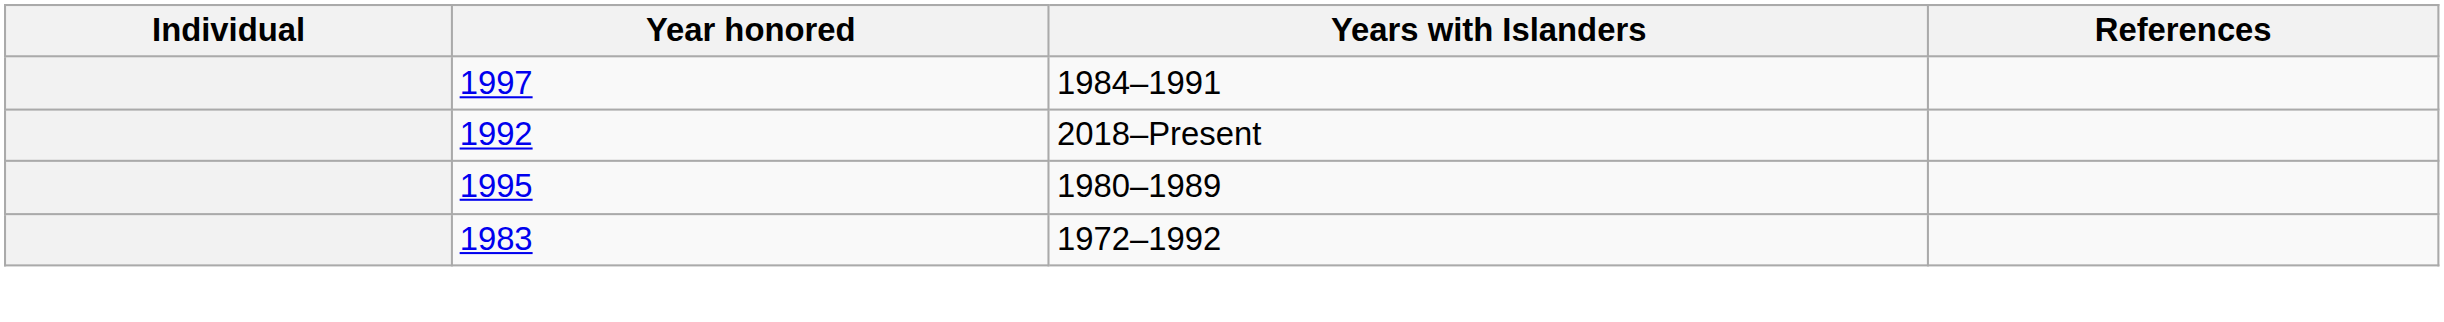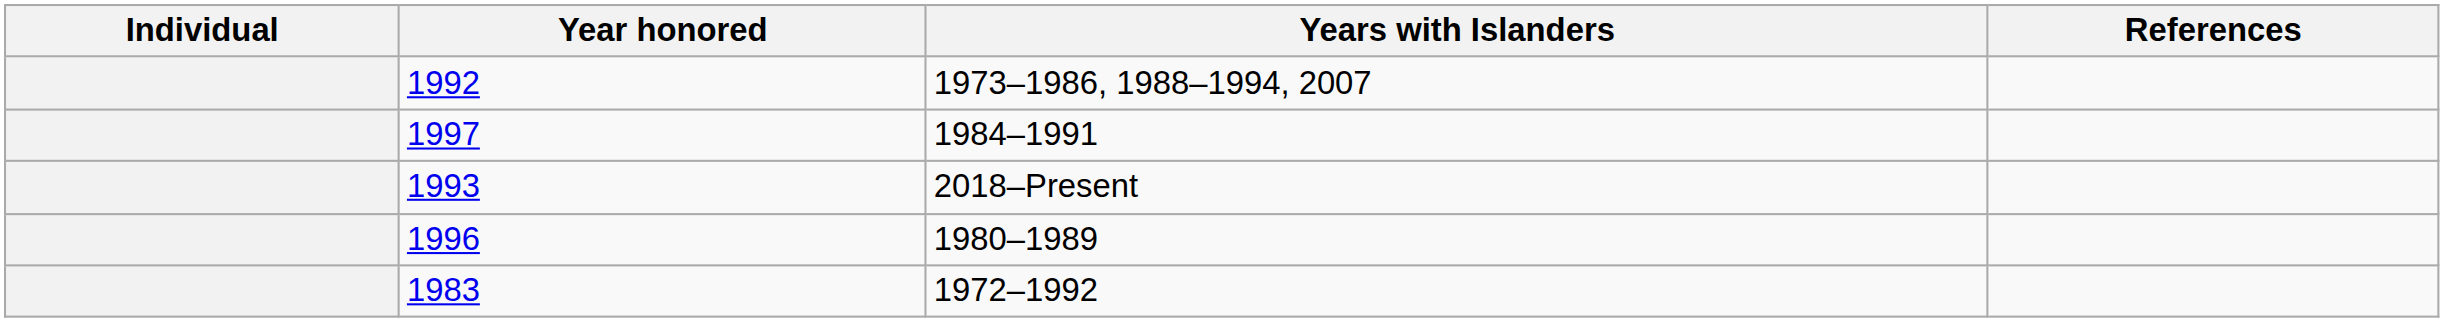+ row: (1153, 82)
(496, 134) 1992 -> (443, 186) 1993
(496, 186) 1995 -> (443, 238) 1996
